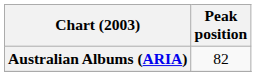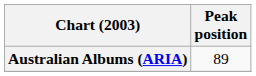(221, 58) 82 -> (221, 58) 89
